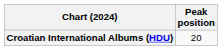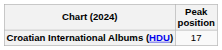(196, 38) 20 -> (196, 38) 17
